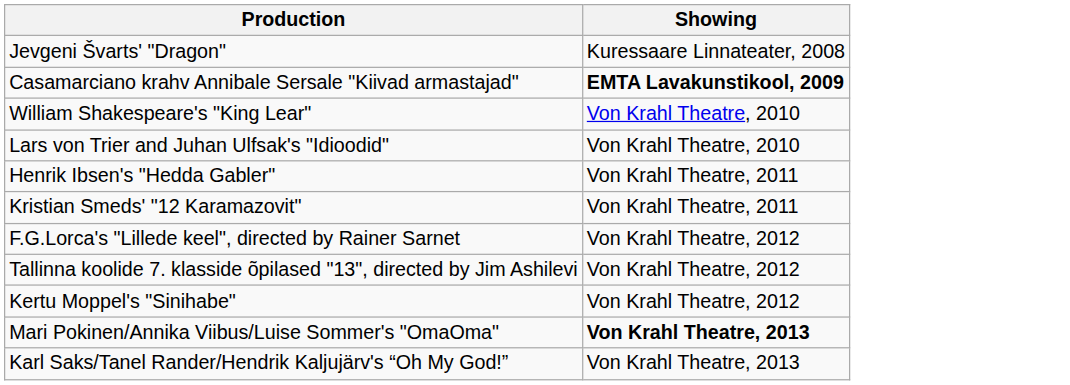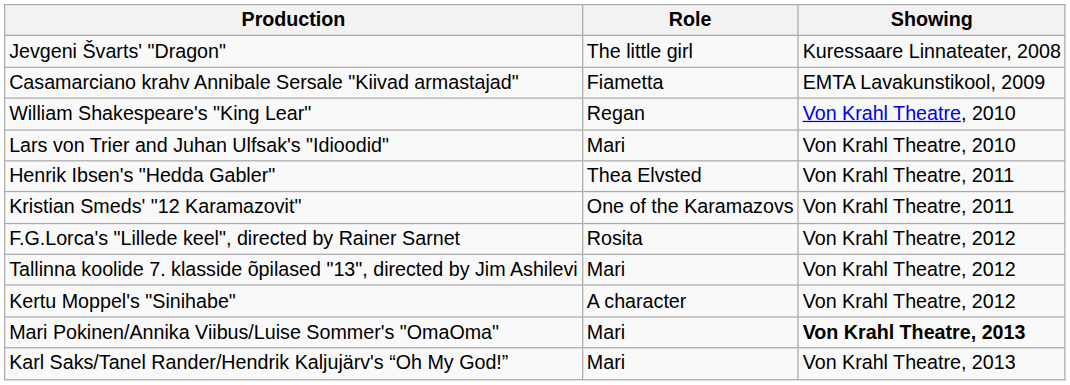+ column: (690, 20)
(715, 82) bold -> (924, 82) normal
